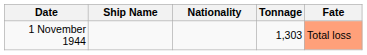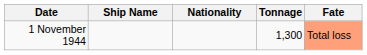(289, 35) 1,303 -> (289, 35) 1,300
